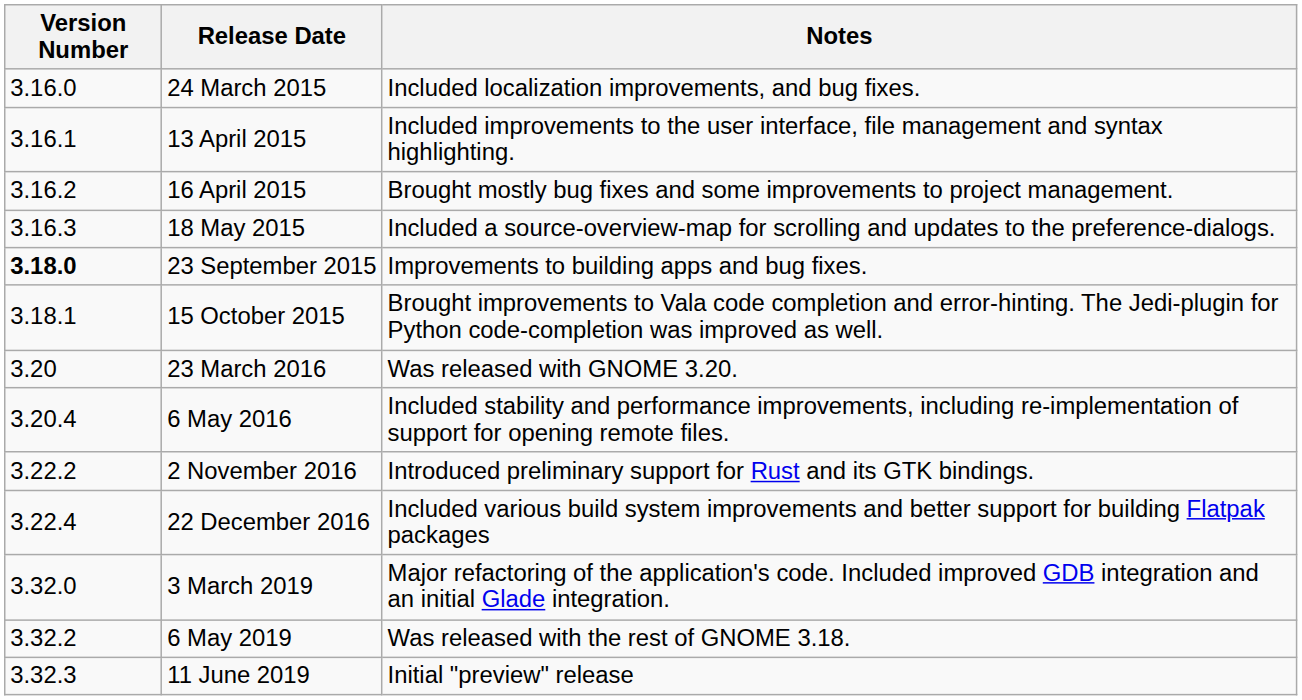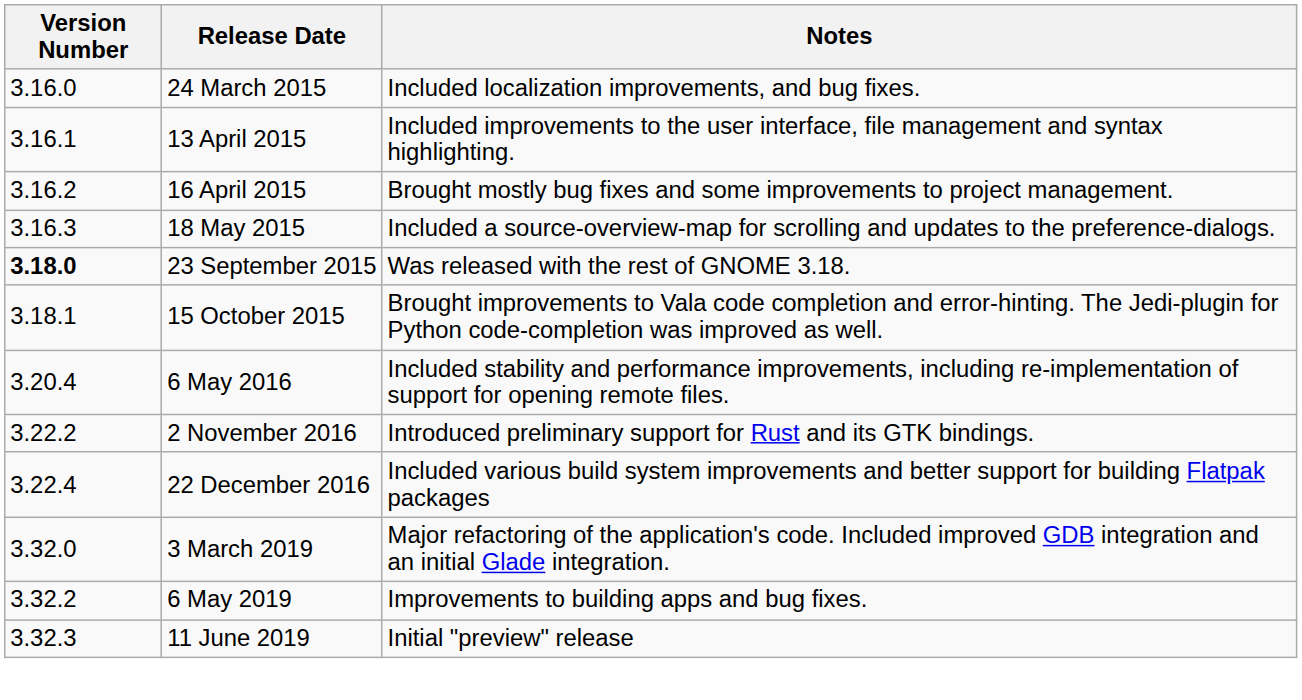(627, 266) Improvements to building apps and bug fixes. -> (619, 266) Was released with the rest of GNOME 3.18.
- row: (247, 368)
(619, 638) Was released with the rest of GNOME 3.18. -> (627, 600) Improvements to building apps and bug fixes.
